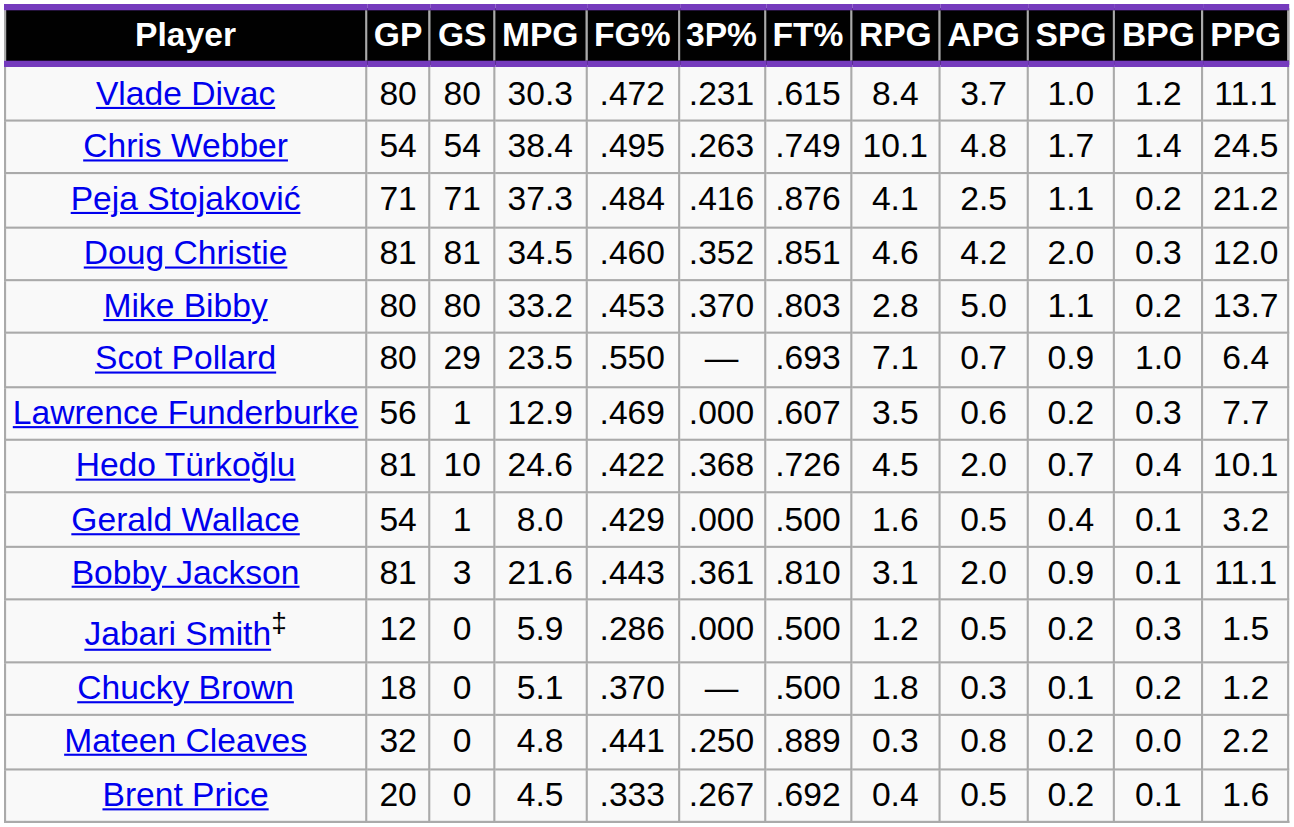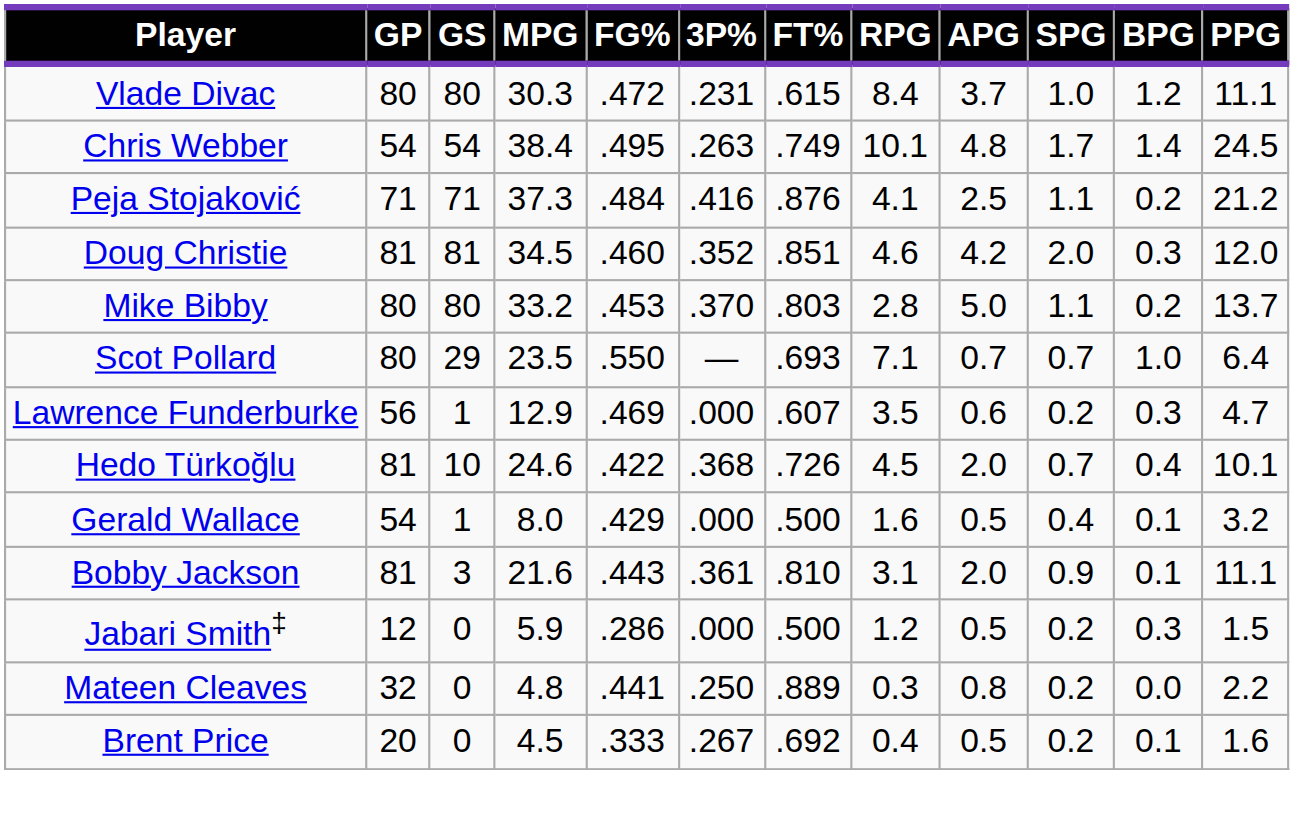(1071, 359) 0.9 -> (1071, 359) 0.7
(1246, 412) 7.7 -> (1246, 412) 4.7
- row: (186, 688)
